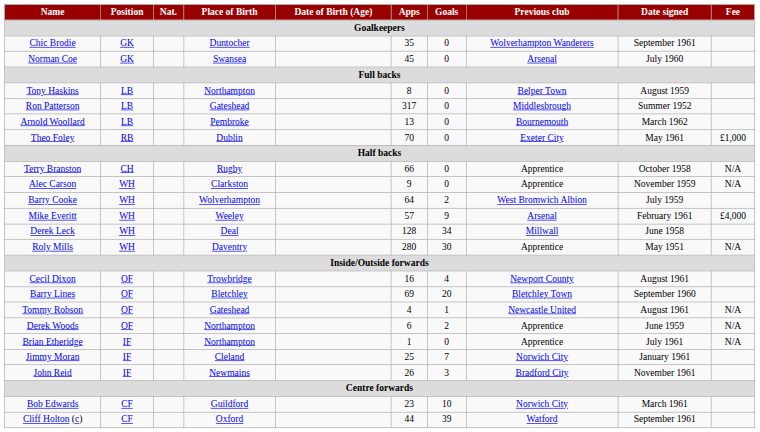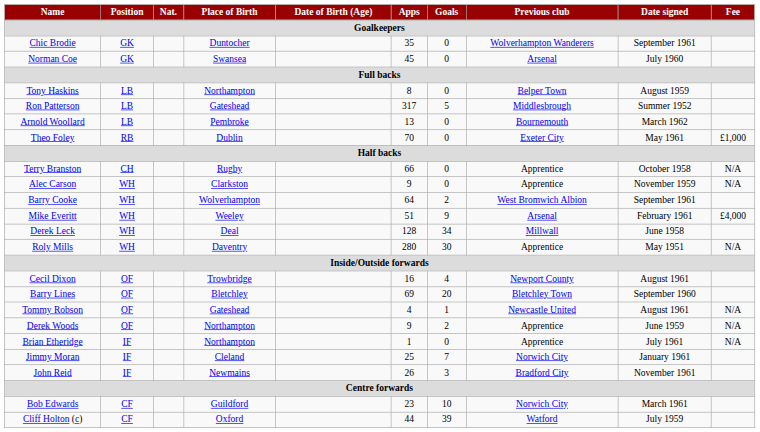(447, 106) 0 -> (447, 106) 5
(665, 200) July 1959 -> (665, 200) September 1961
(409, 216) 57 -> (409, 216) 51
(409, 326) 6 -> (409, 326) 9
(665, 420) September 1961 -> (665, 420) July 1959
